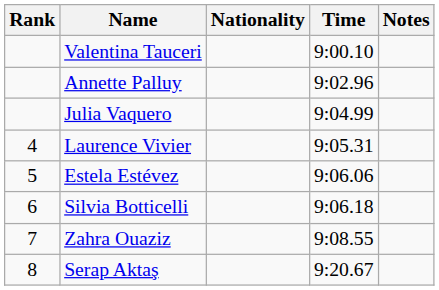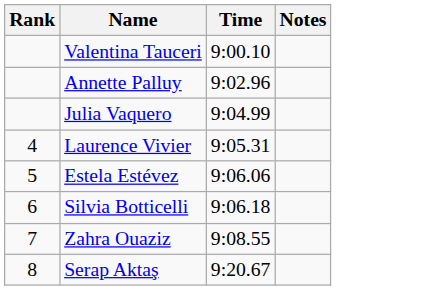- column: (258, 20)
